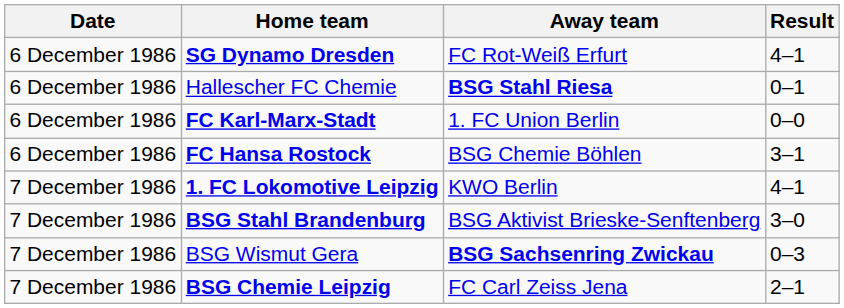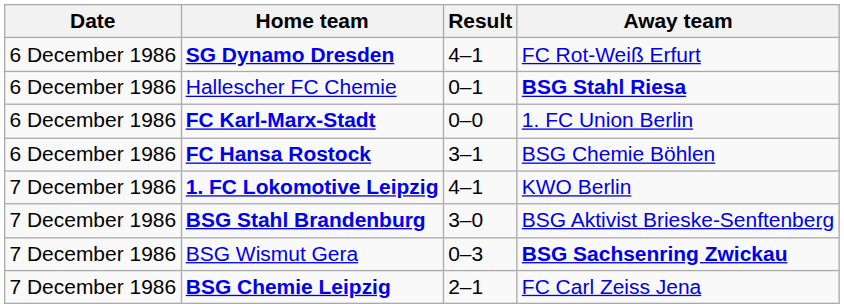columns swapped: (802, 21) <-> (604, 21)
